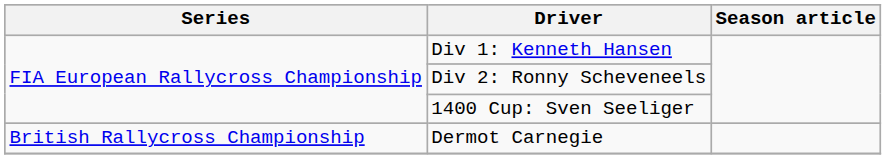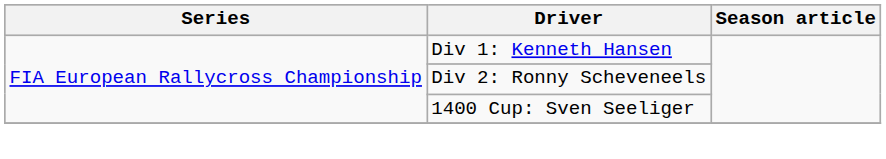- row: (517, 138)
